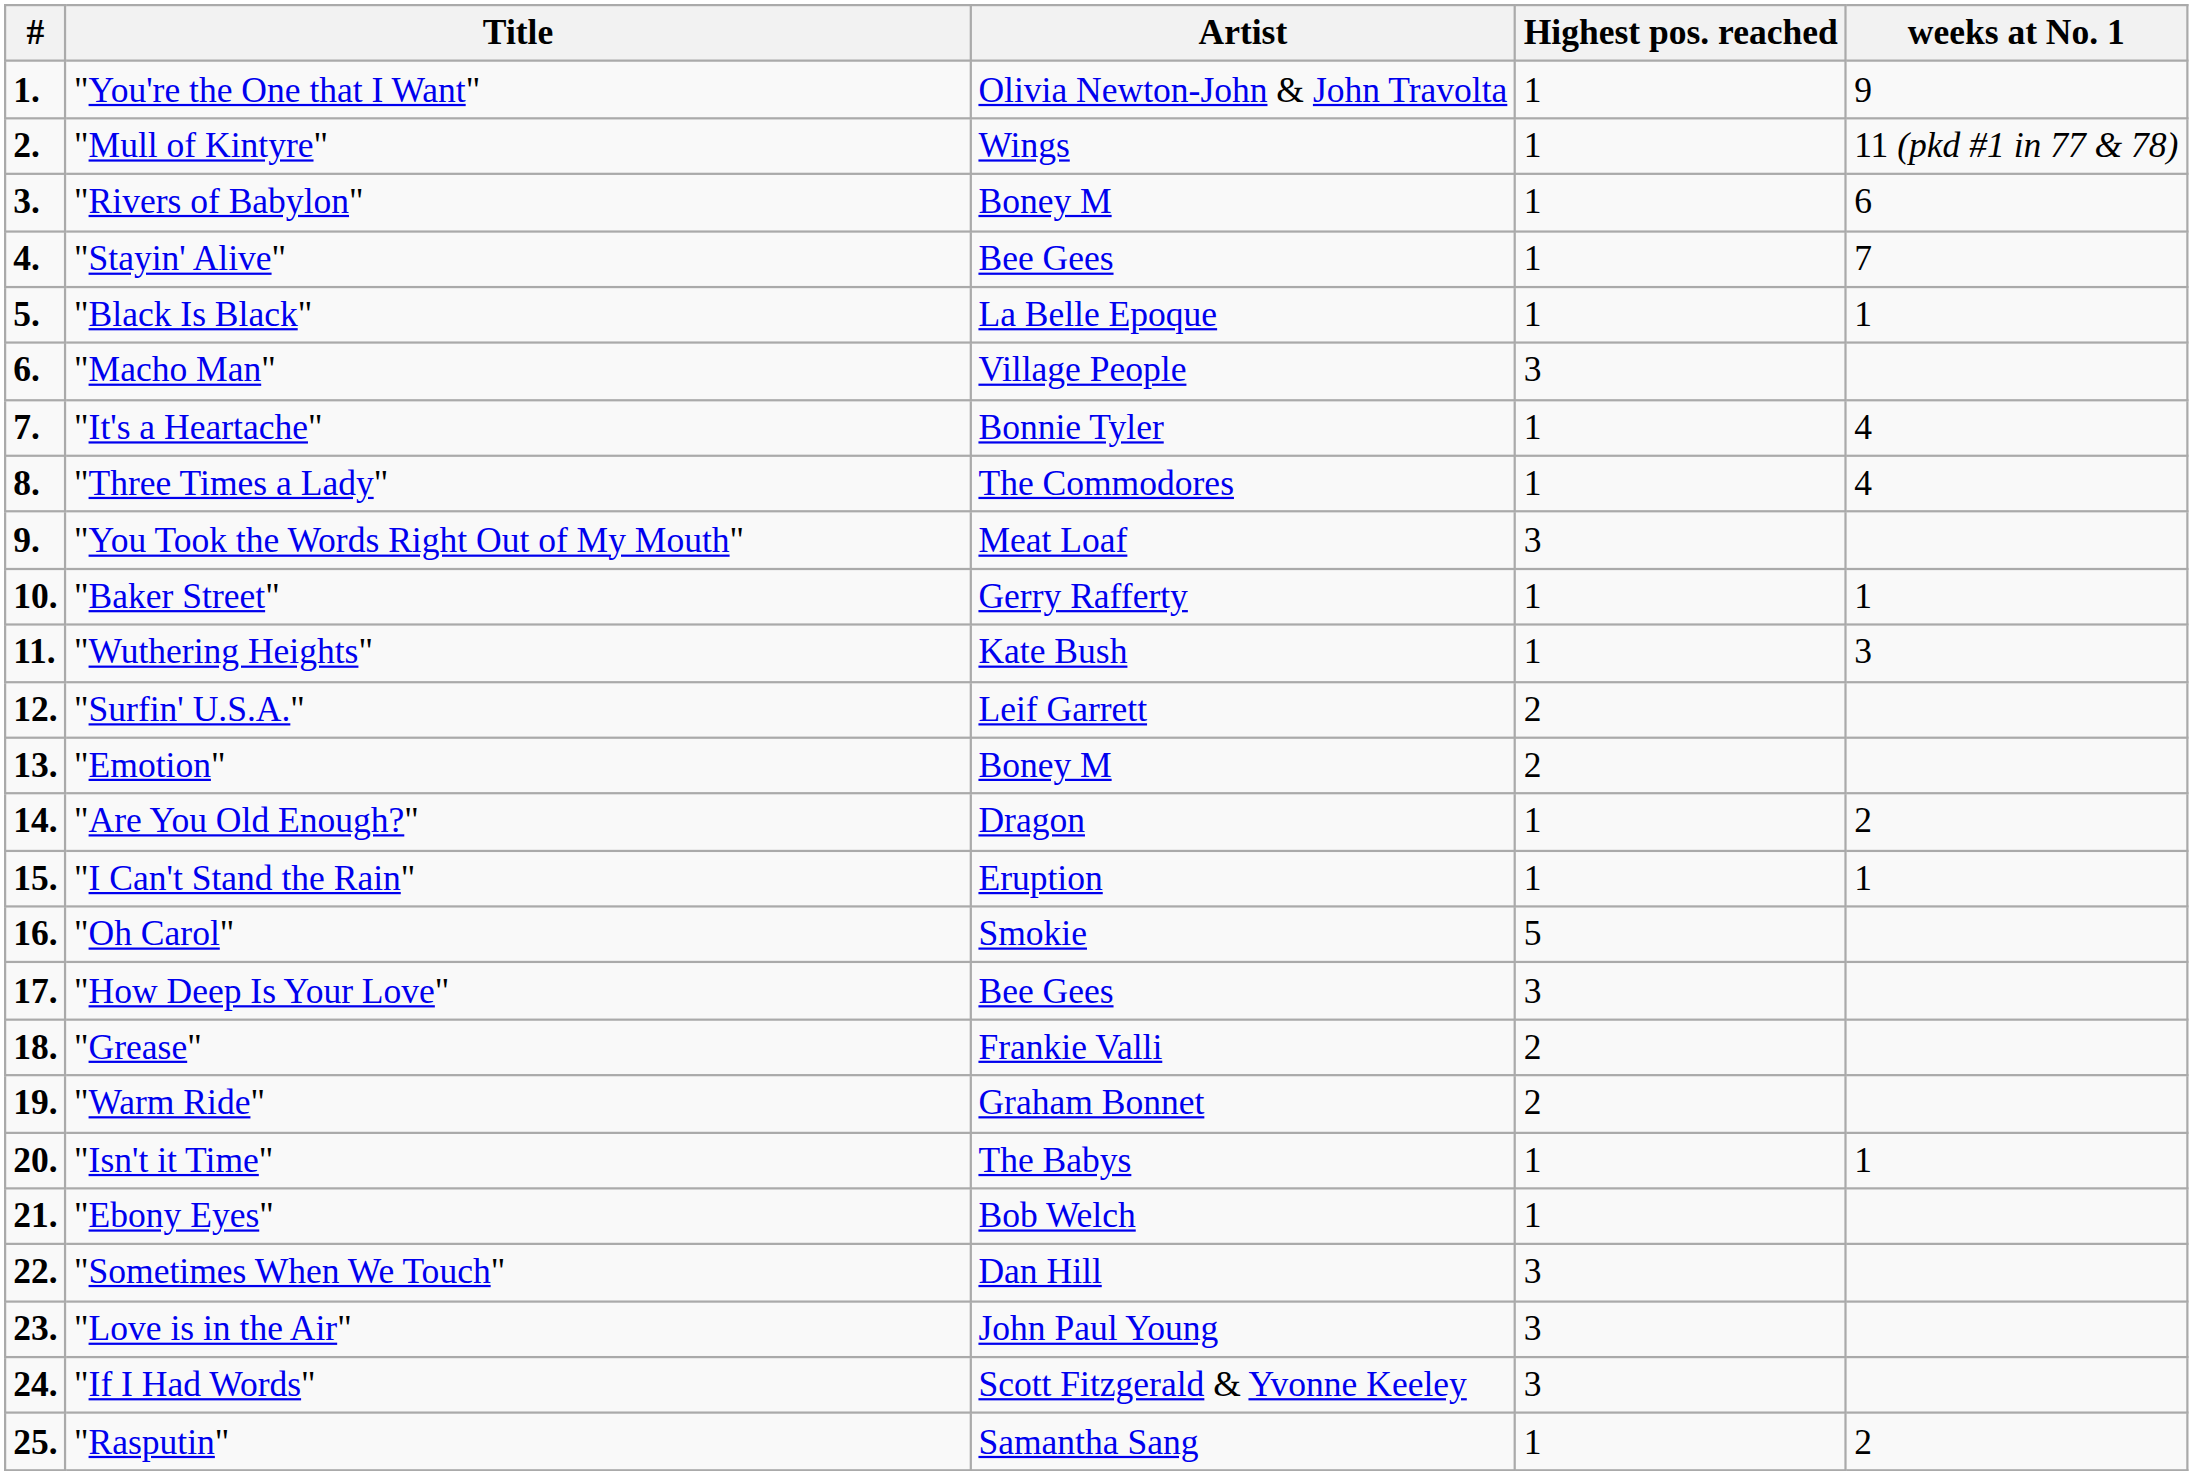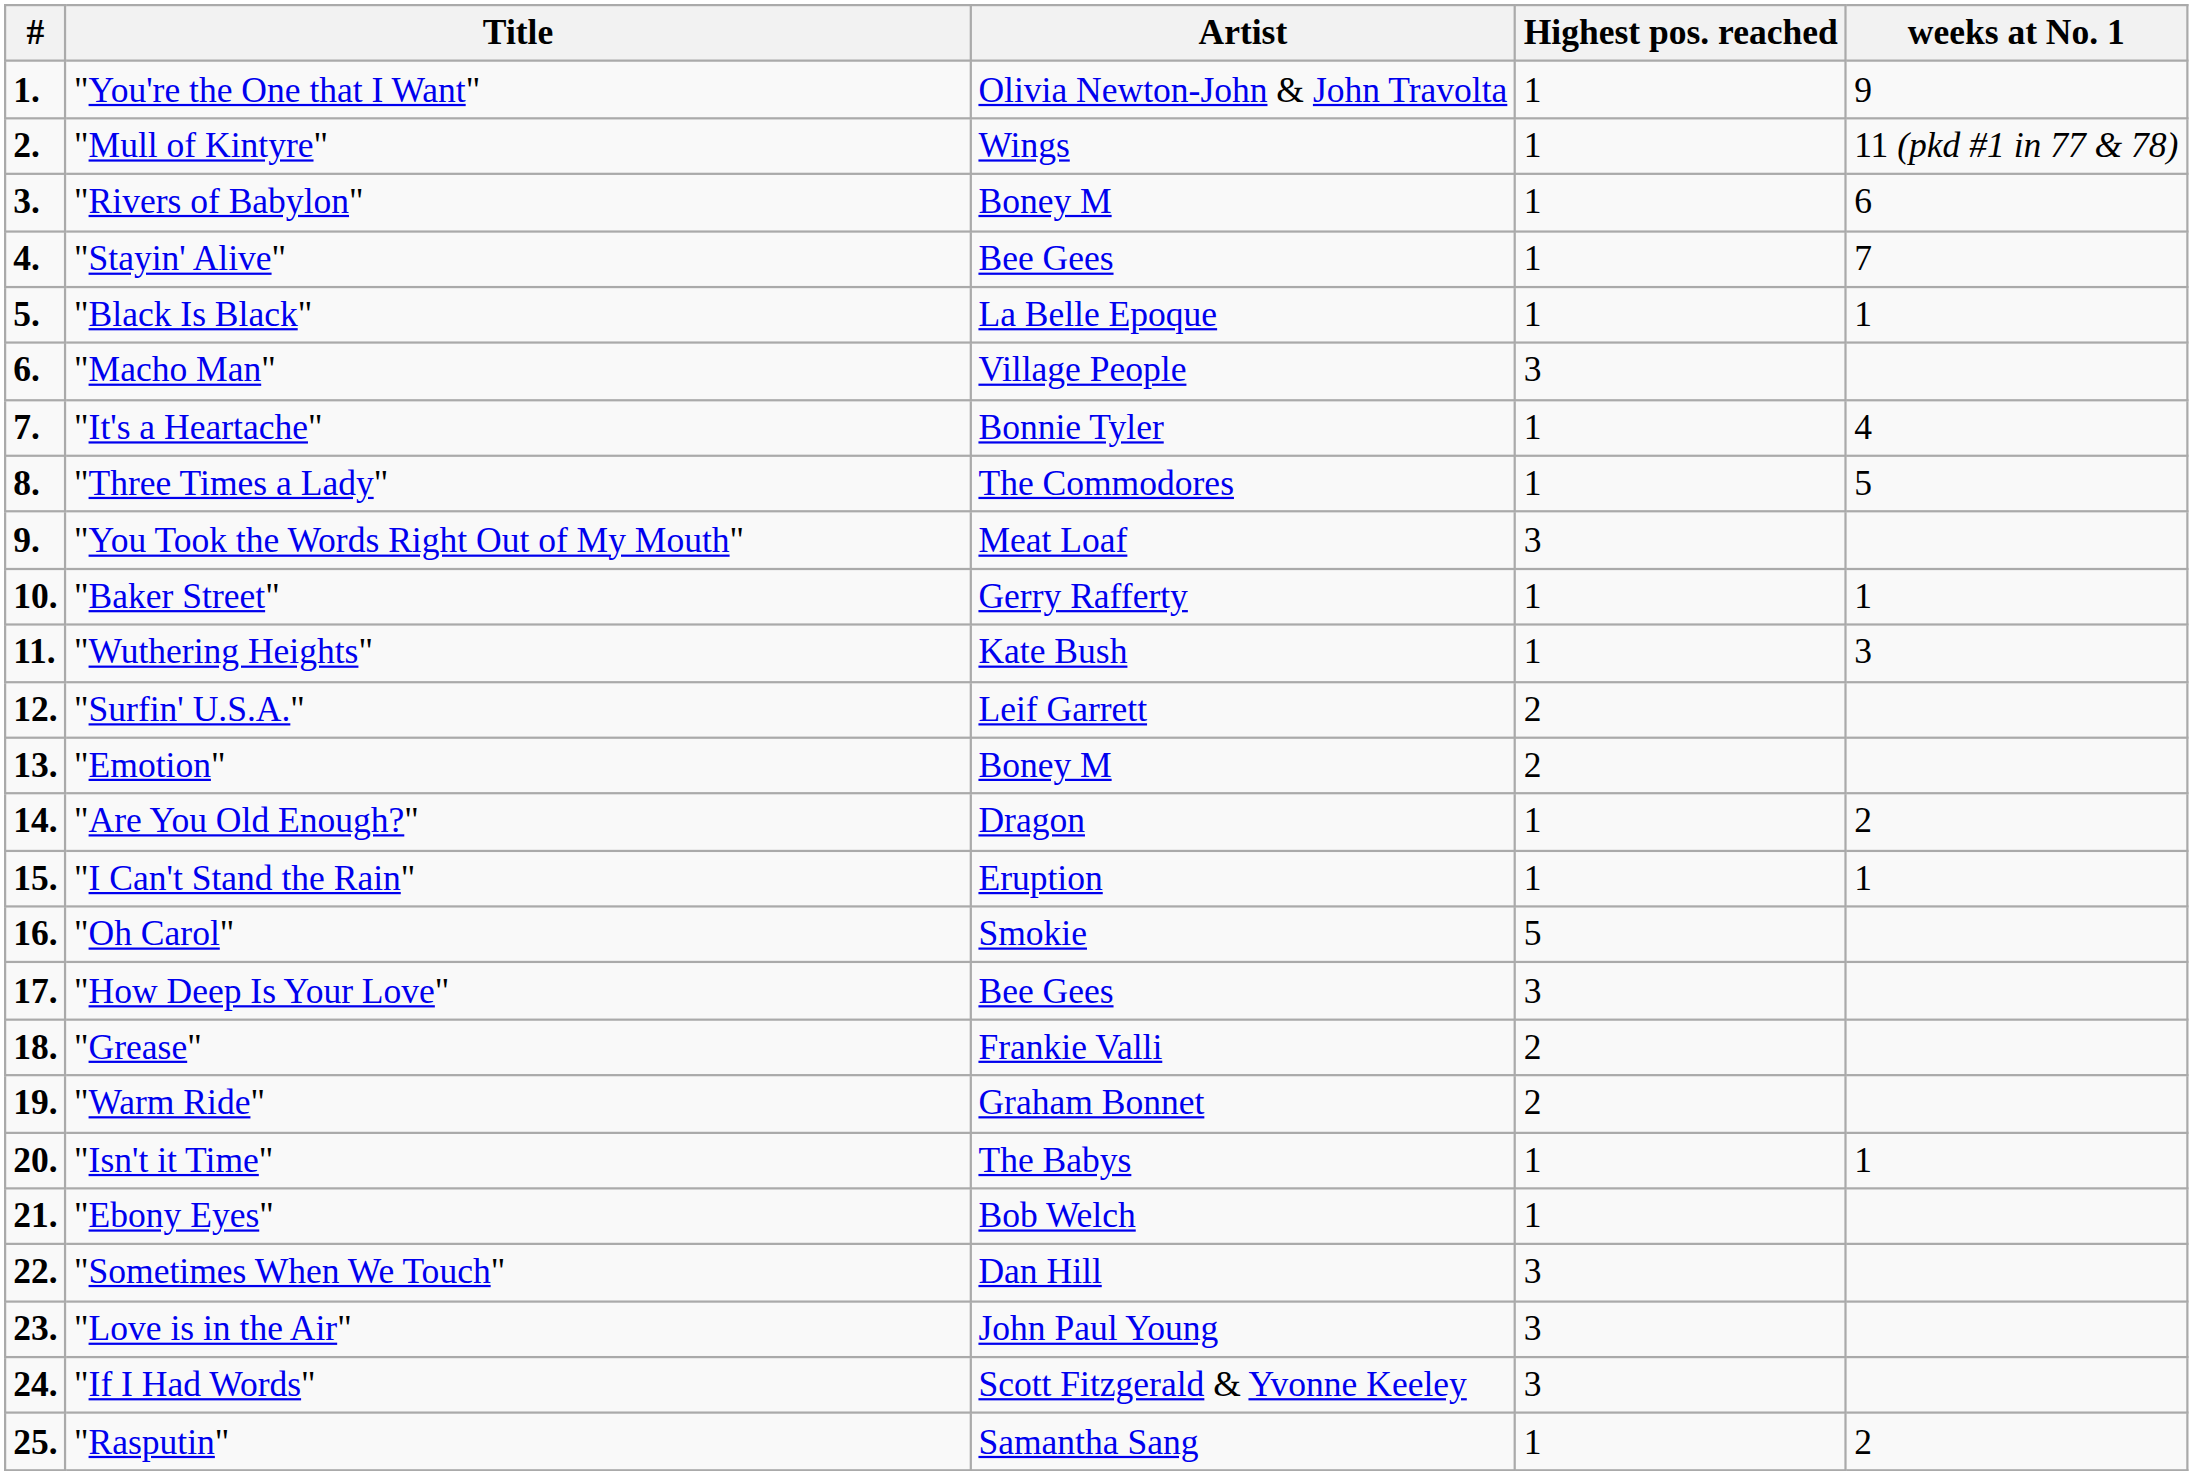(1863, 483) 4 -> (1863, 483) 5
